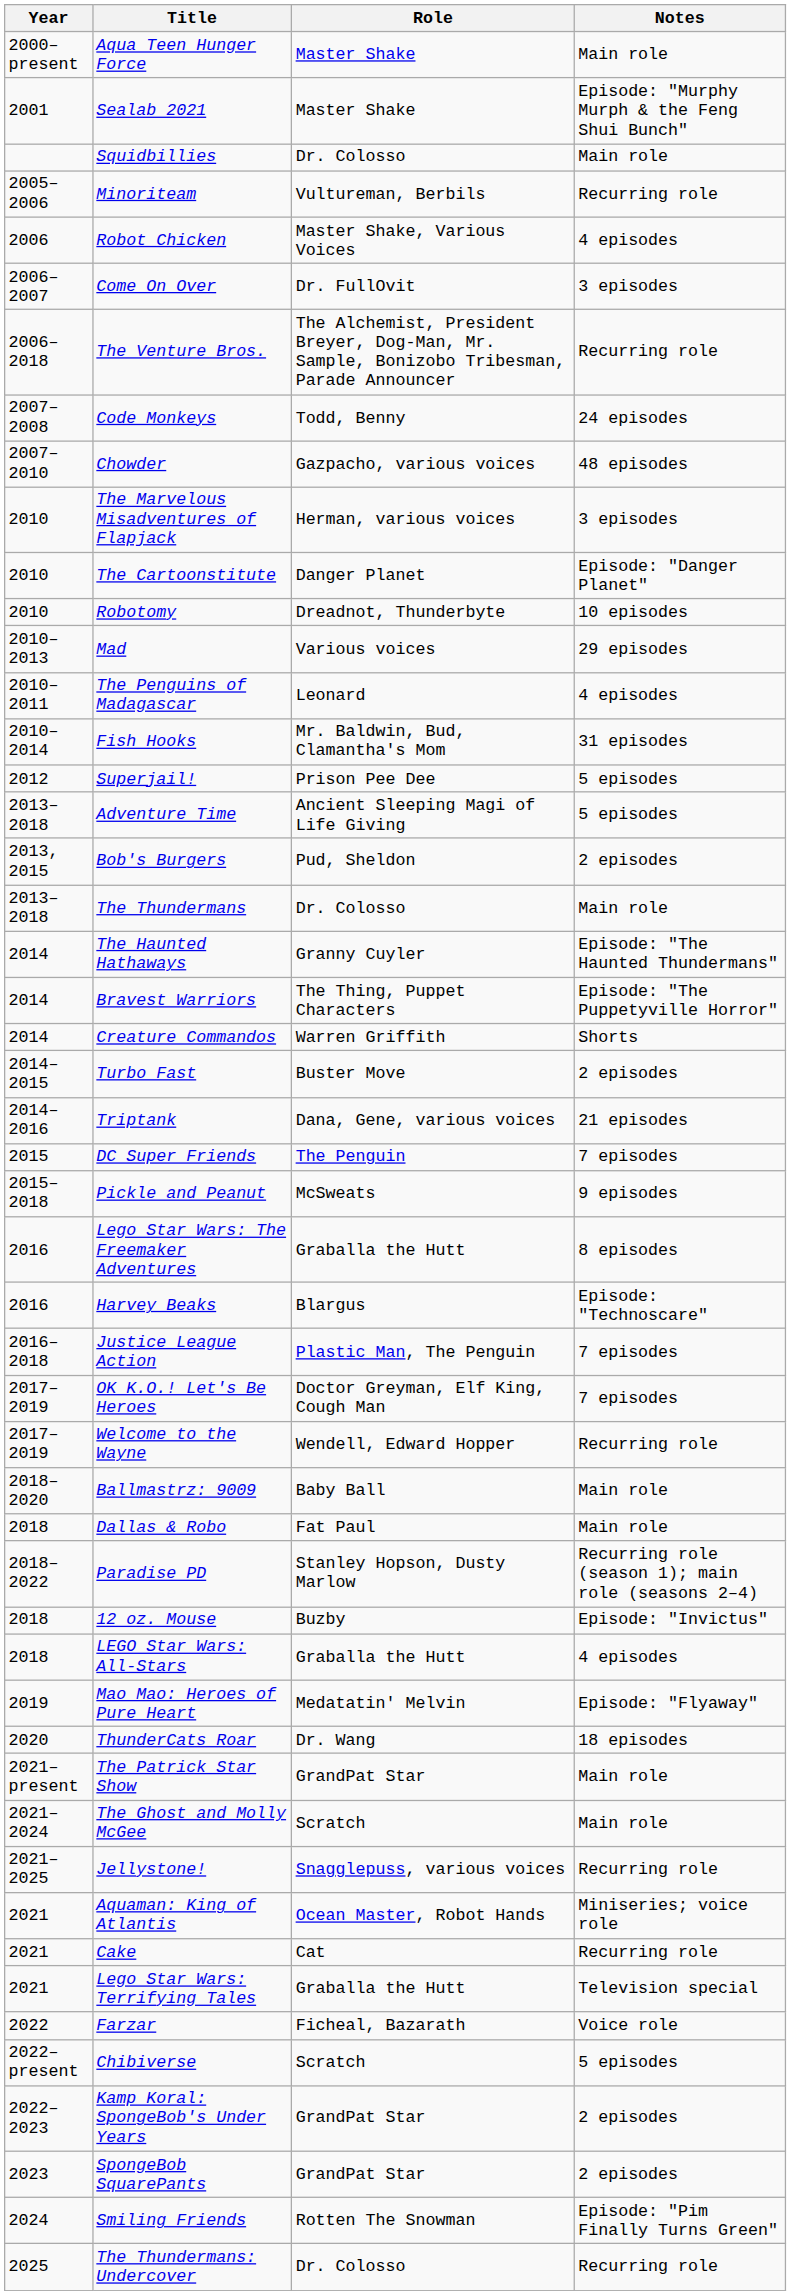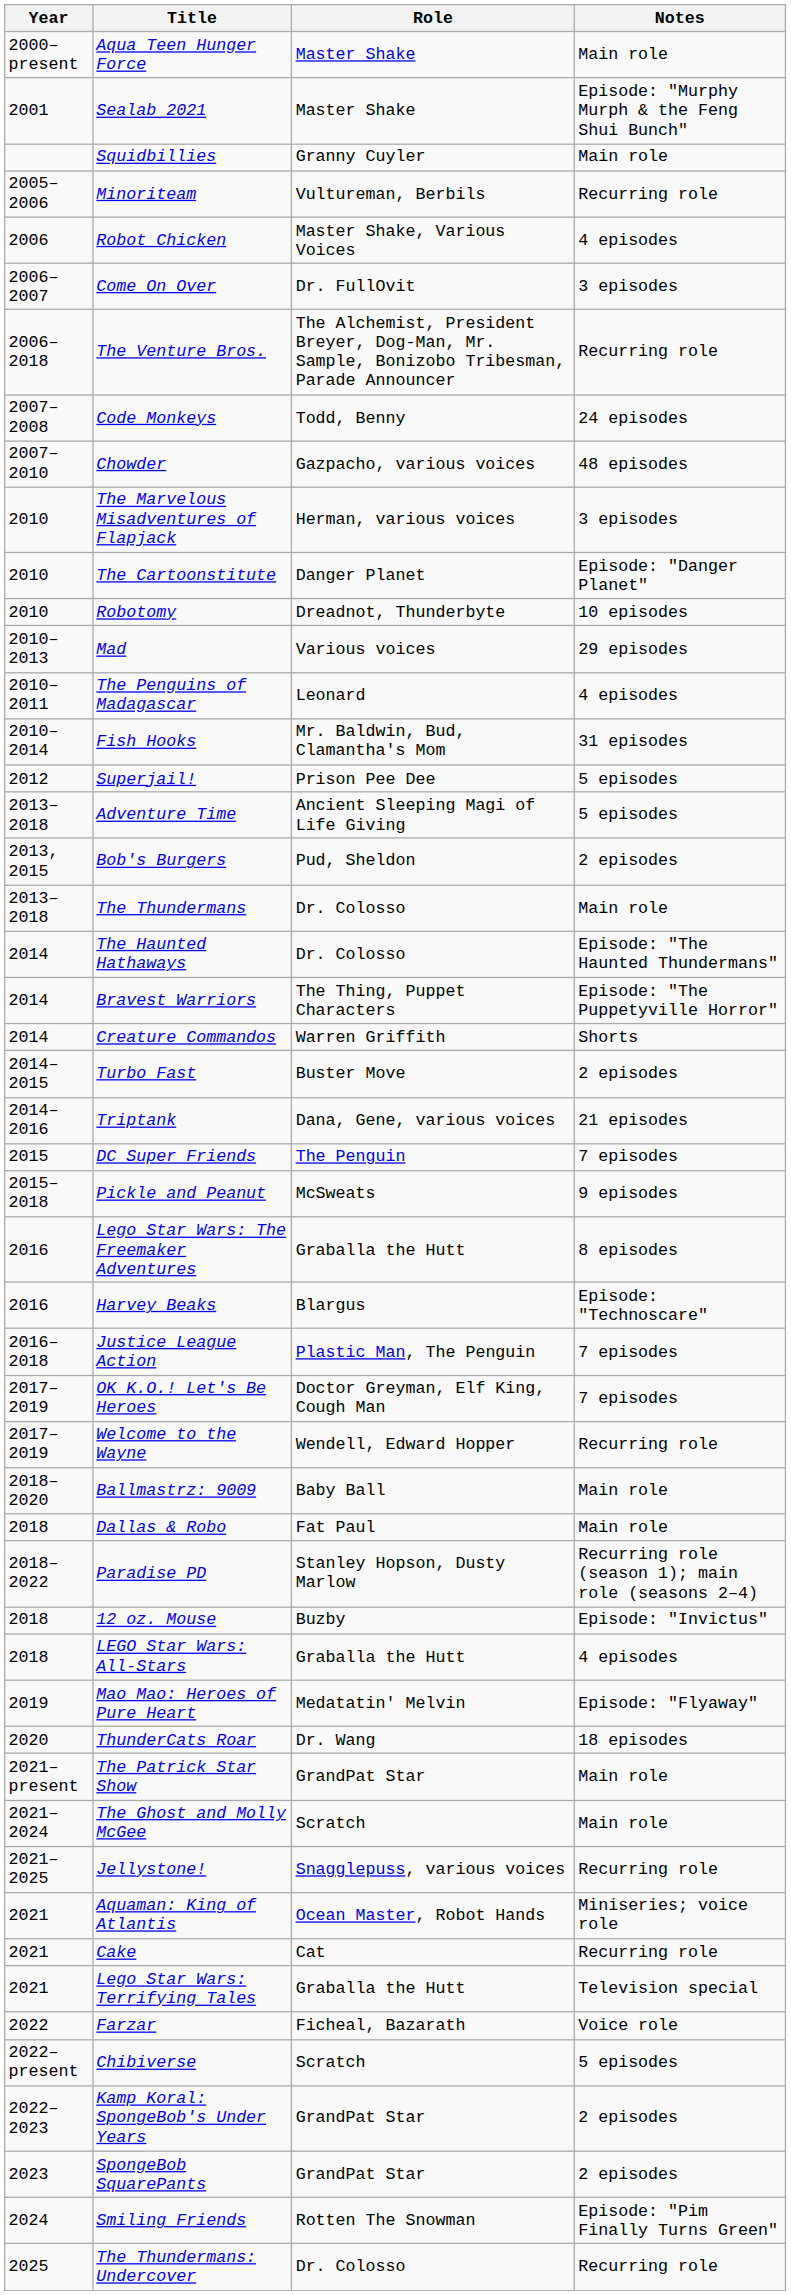(351, 157) Dr. Colosso -> (361, 157) Granny Cuyler
(361, 954) Granny Cuyler -> (351, 954) Dr. Colosso
